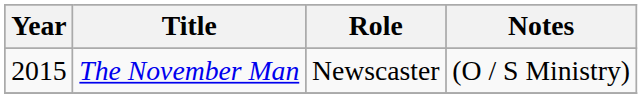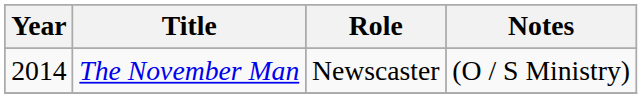(39, 70) 2015 -> (39, 70) 2014
